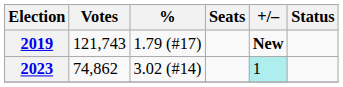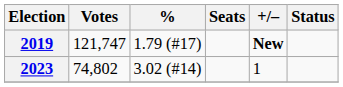(99, 43) 121,743 -> (99, 43) 121,747
(95, 69) 74,862 -> (95, 69) 74,802
(257, 69) paleturquoise background -> (257, 69) no background
